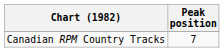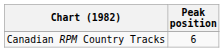(193, 39) 7 -> (193, 39) 6
